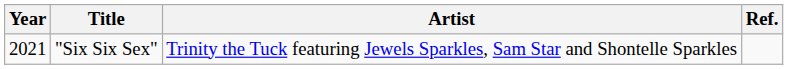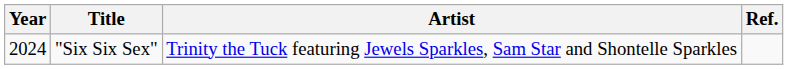(28, 49) 2021 -> (28, 49) 2024
